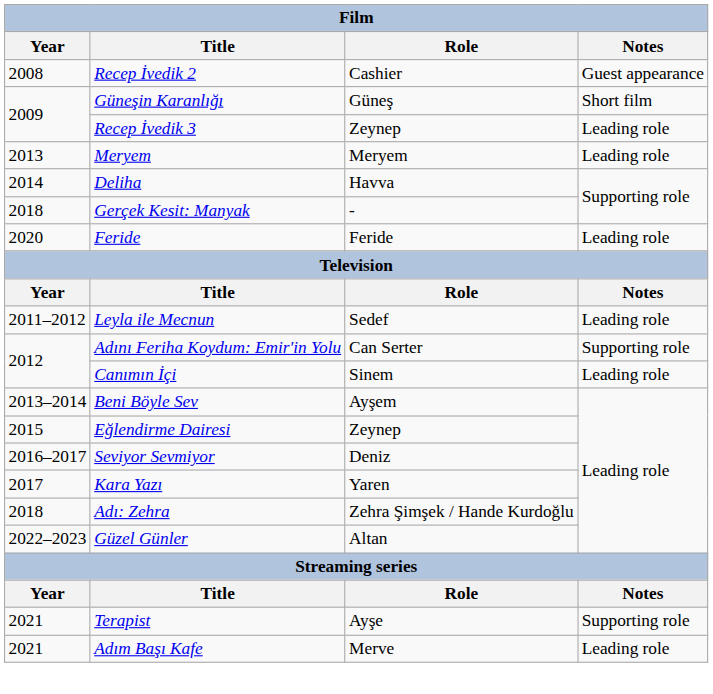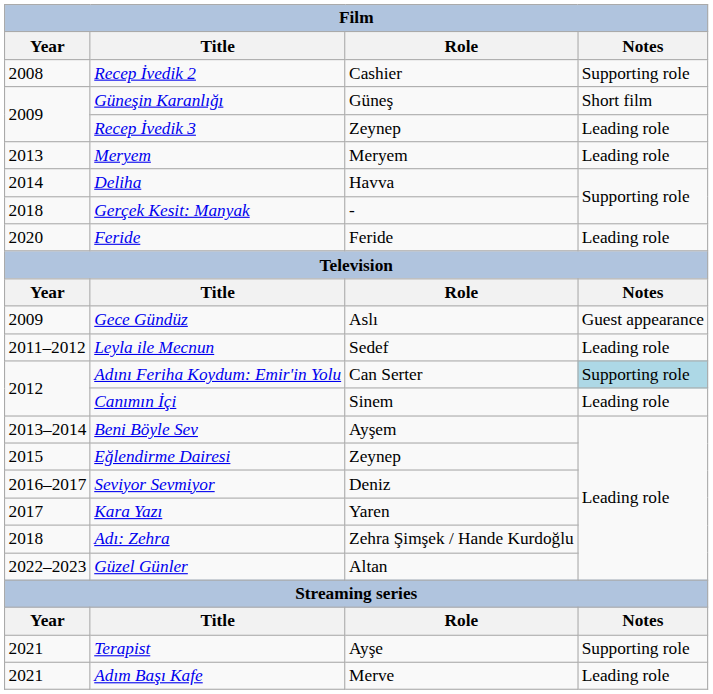(643, 73) Guest appearance -> (636, 73) Supporting role
+ row: (141, 319)
(636, 347) no background -> (636, 374) lightblue background
